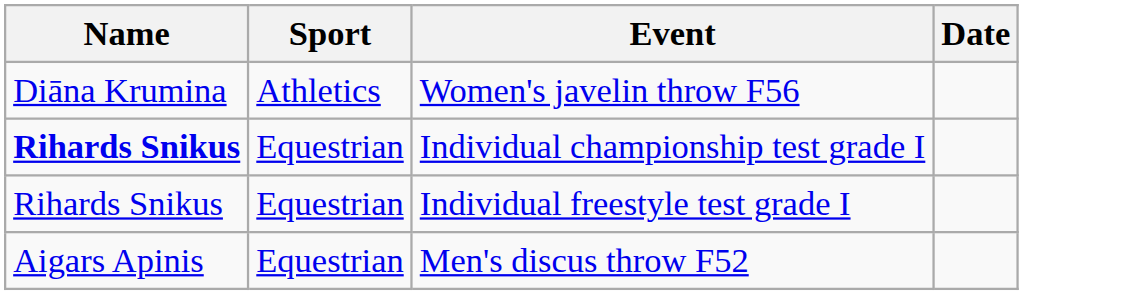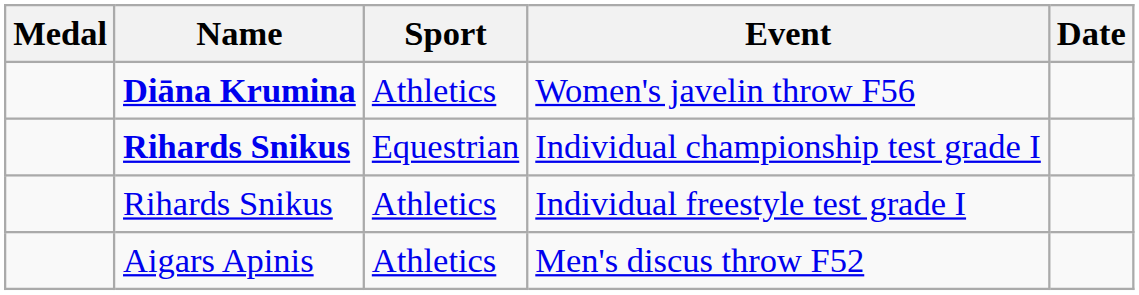+ column: (60, 33)
(120, 90) normal -> (239, 90) bold
(330, 203) Equestrian -> (434, 203) Athletics
(330, 260) Equestrian -> (434, 260) Athletics
